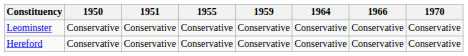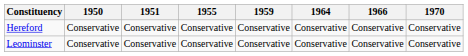rows swapped: (24, 43) <-> (29, 28)
